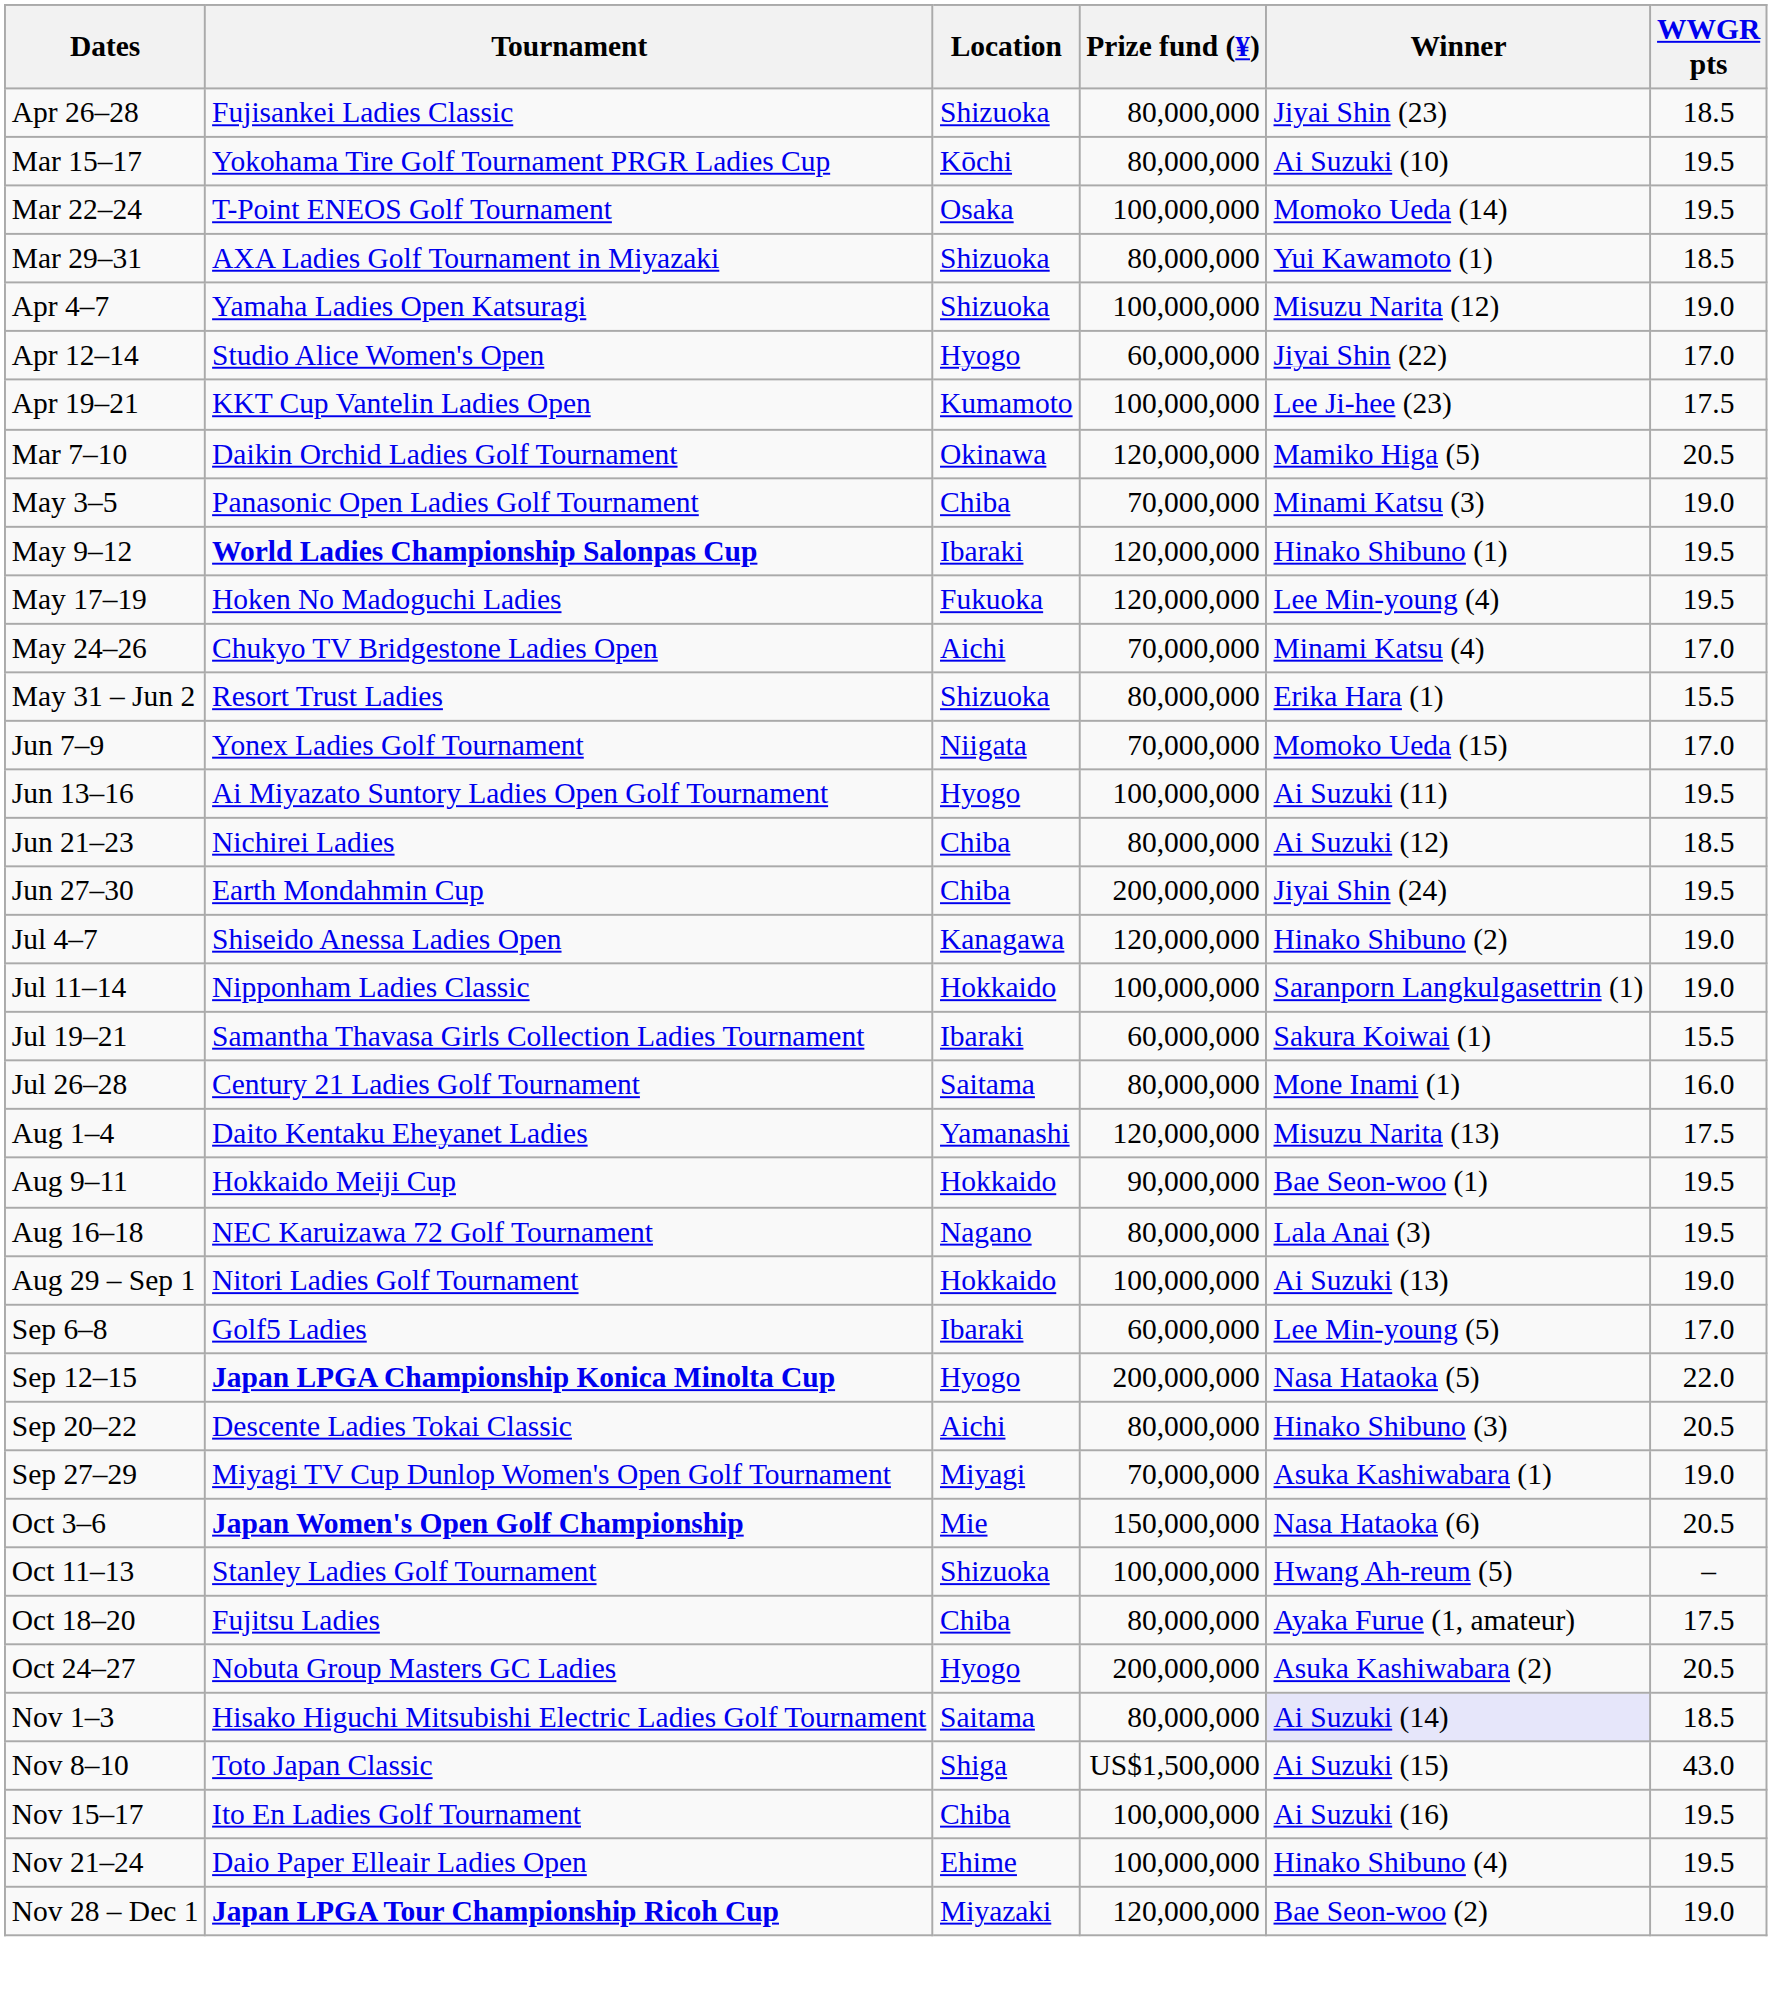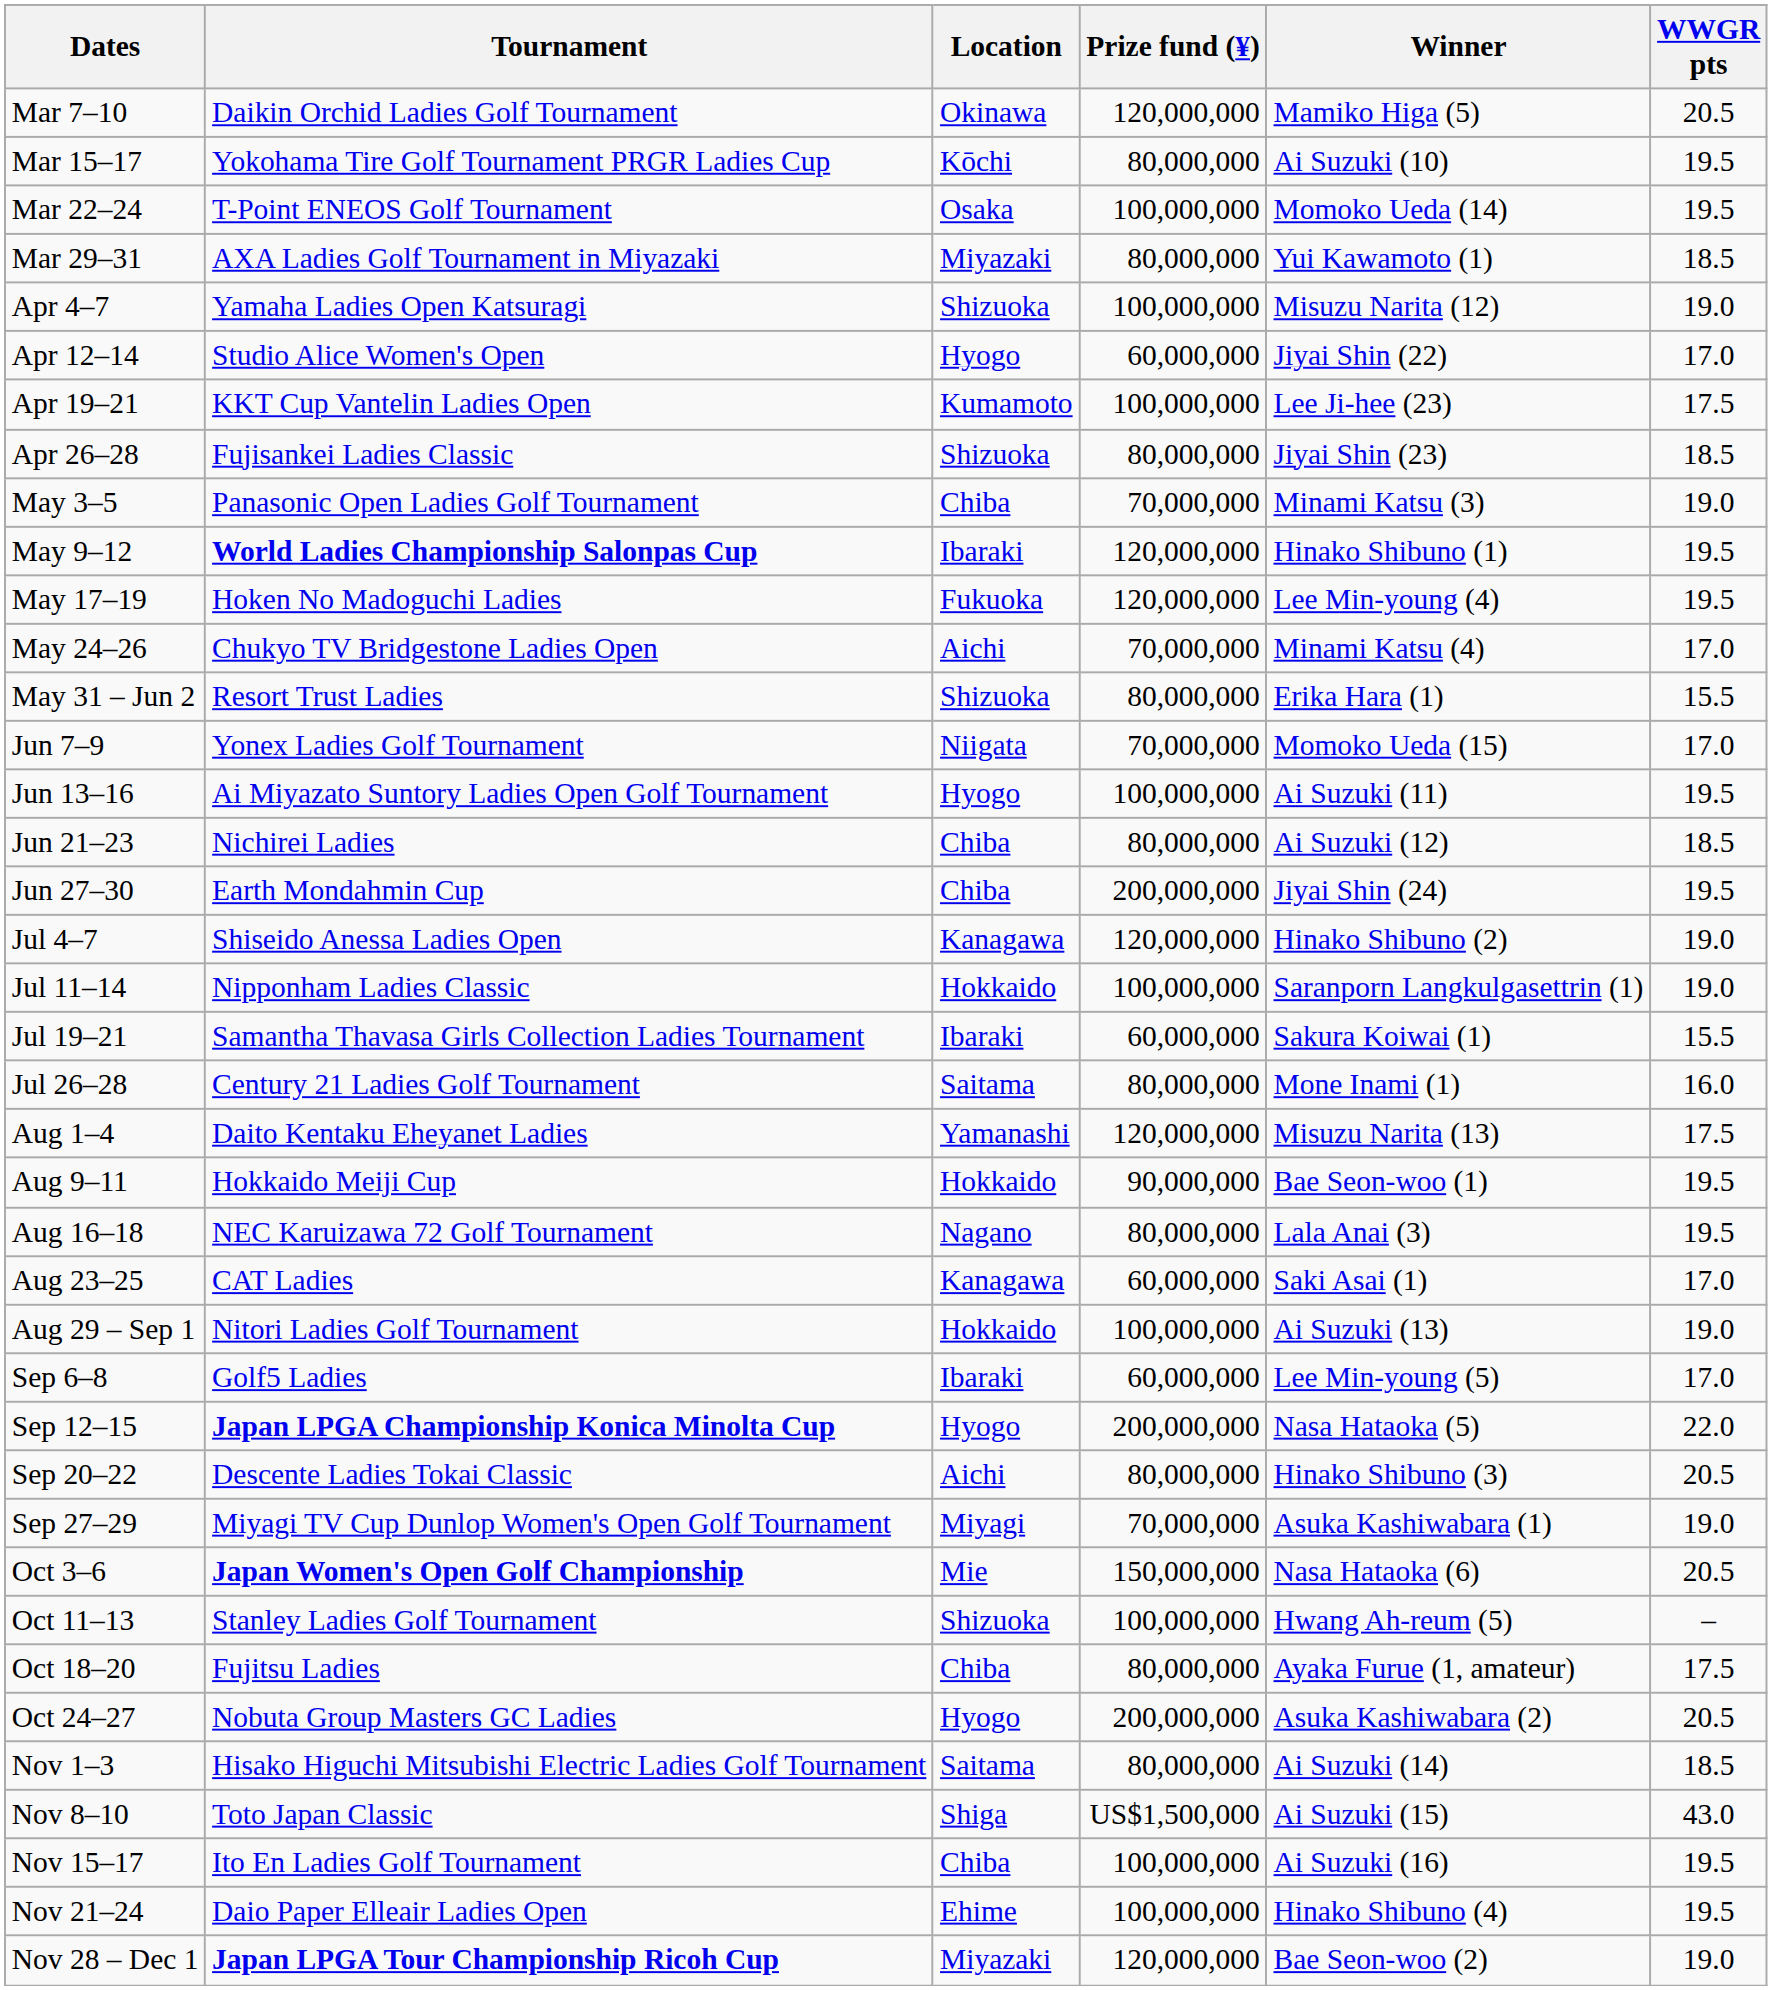rows swapped: (70, 452) <-> (75, 112)
(995, 258) Shizuoka -> (996, 258) Miyazaki
+ row: (78, 1279)
(1361, 1717) lavender background -> (1361, 1765) no background
